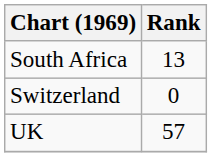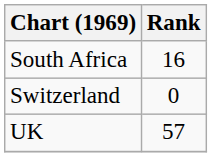(174, 59) 13 -> (174, 59) 16
